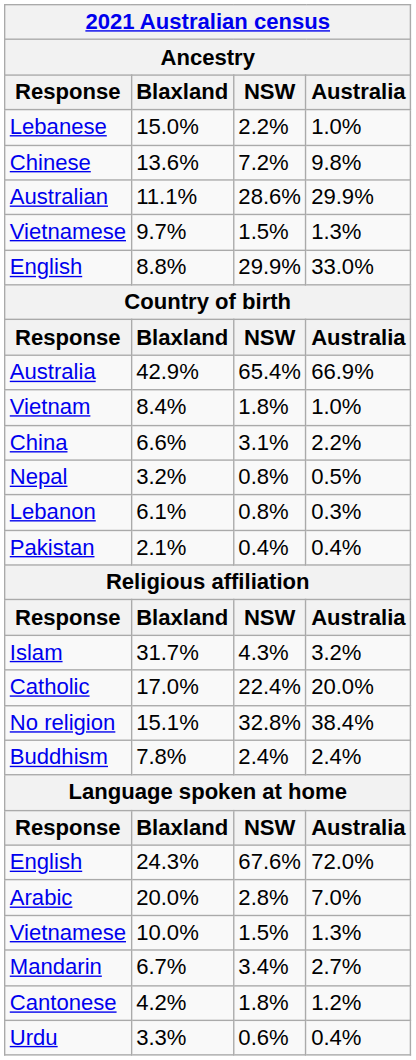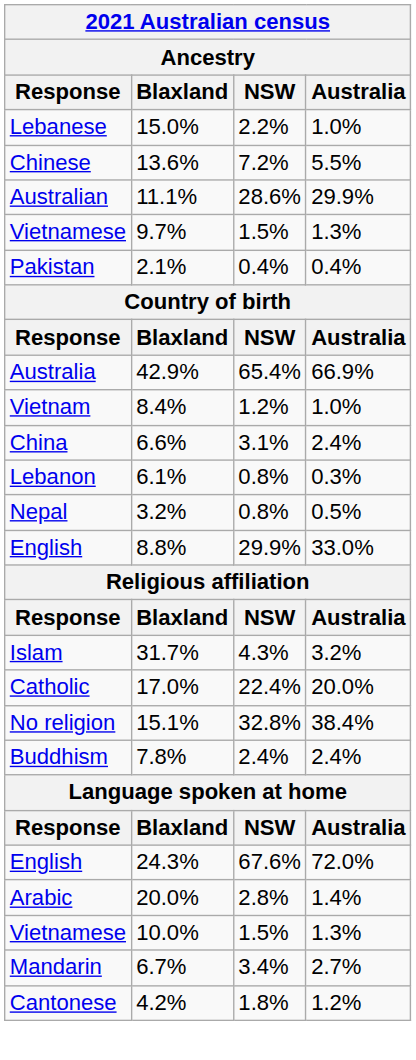(336, 162) 9.8% -> (336, 162) 5.5%
rows swapped: (46, 267) <-> (52, 547)
(264, 407) 1.8% -> (264, 407) 1.2%
(336, 442) 2.2% -> (336, 442) 2.4%
rows swapped: (53, 512) <-> (39, 477)
(336, 897) 7.0% -> (336, 897) 1.4%
- row: (34, 1037)
